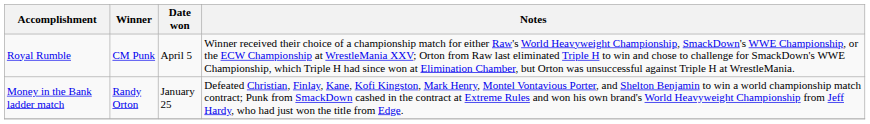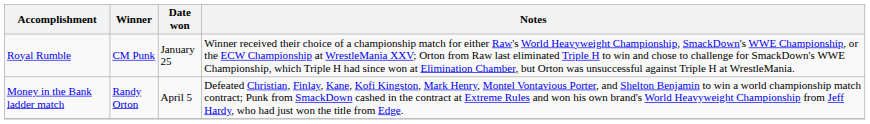(176, 55) April 5 -> (178, 55) January 25
(178, 97) January 25 -> (176, 97) April 5
